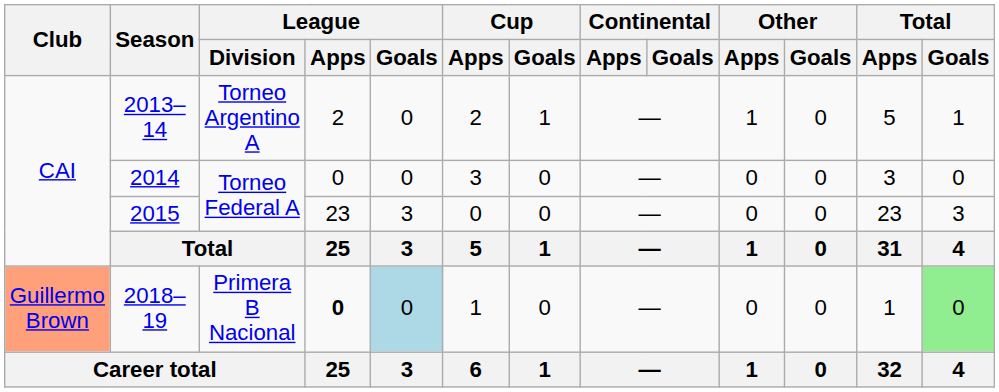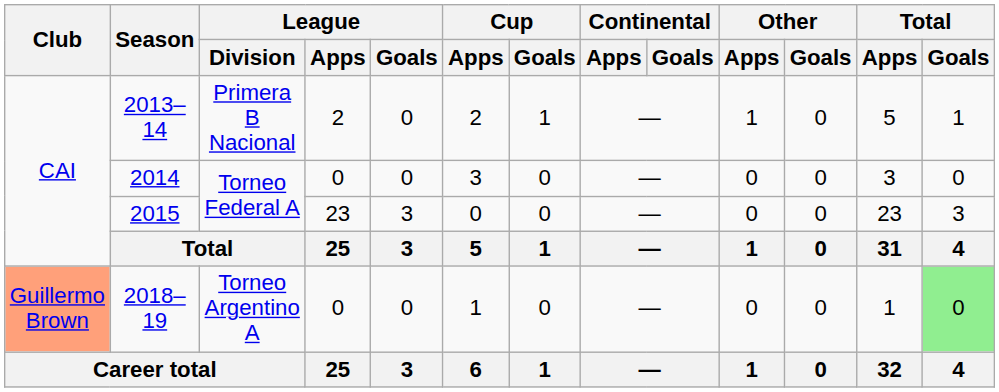(252, 117) Torneo Argentino A -> (252, 117) Primera B Nacional
(252, 308) Primera B Nacional -> (252, 308) Torneo Argentino A
(338, 308) bold -> (338, 308) normal
(407, 308) lightblue background -> (407, 308) no background
